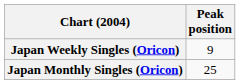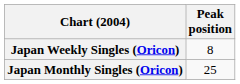(210, 49) 9 -> (210, 49) 8
